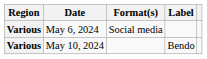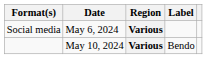columns swapped: (24, 12) <-> (136, 12)
